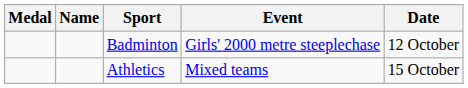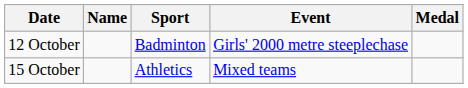columns swapped: (30, 18) <-> (423, 18)
